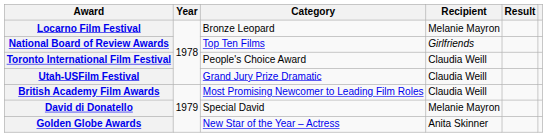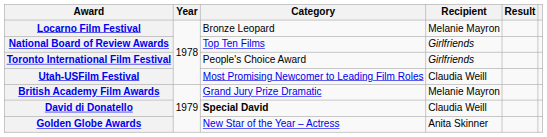(458, 60) Claudia Weill -> (451, 60) Girlfriends
(262, 76) Grand Jury Prize Dramatic -> (313, 76) Most Promising Newcomer to Leading Film Roles
(313, 92) Most Promising Newcomer to Leading Film Roles -> (262, 92) Grand Jury Prize Dramatic
(458, 92) Claudia Weill -> (464, 92) Melanie Mayron
(234, 108) normal -> (236, 108) bold
(464, 108) Melanie Mayron -> (458, 108) Claudia Weill
